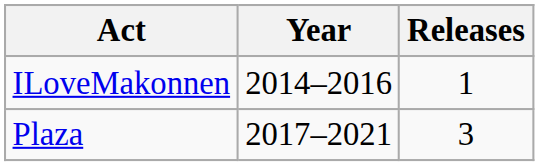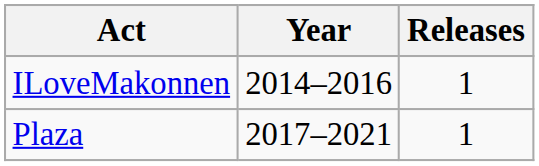(466, 133) 3 -> (466, 133) 1
